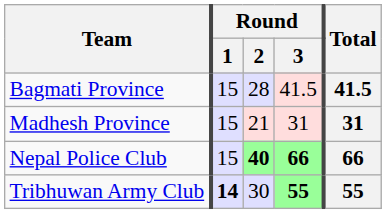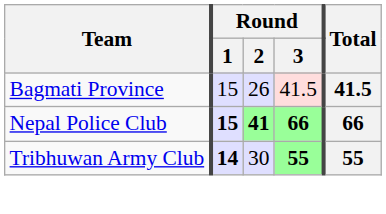(259, 89) 28 -> (259, 89) 26
- row: (90, 123)
(227, 157) normal -> (227, 123) bold
(259, 157) 40 -> (259, 123) 41
